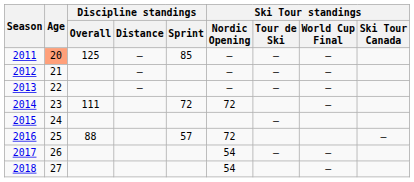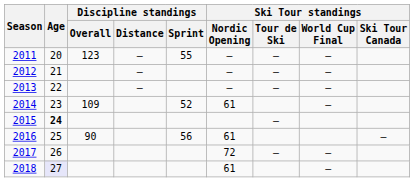(56, 56) lightsalmon background -> (56, 56) no background
(91, 56) 125 -> (91, 56) 123
(186, 56) 85 -> (186, 56) 55
(91, 104) 111 -> (91, 104) 109
(186, 104) 72 -> (186, 104) 52
(230, 104) 72 -> (230, 104) 61
(56, 120) normal -> (56, 120) bold
(90, 137) 88 -> (90, 137) 90
(186, 137) 57 -> (186, 137) 56
(230, 137) 72 -> (230, 137) 61
(230, 153) 54 -> (230, 153) 72
(56, 169) no background -> (56, 169) lavender background
(230, 169) 54 -> (230, 169) 61
